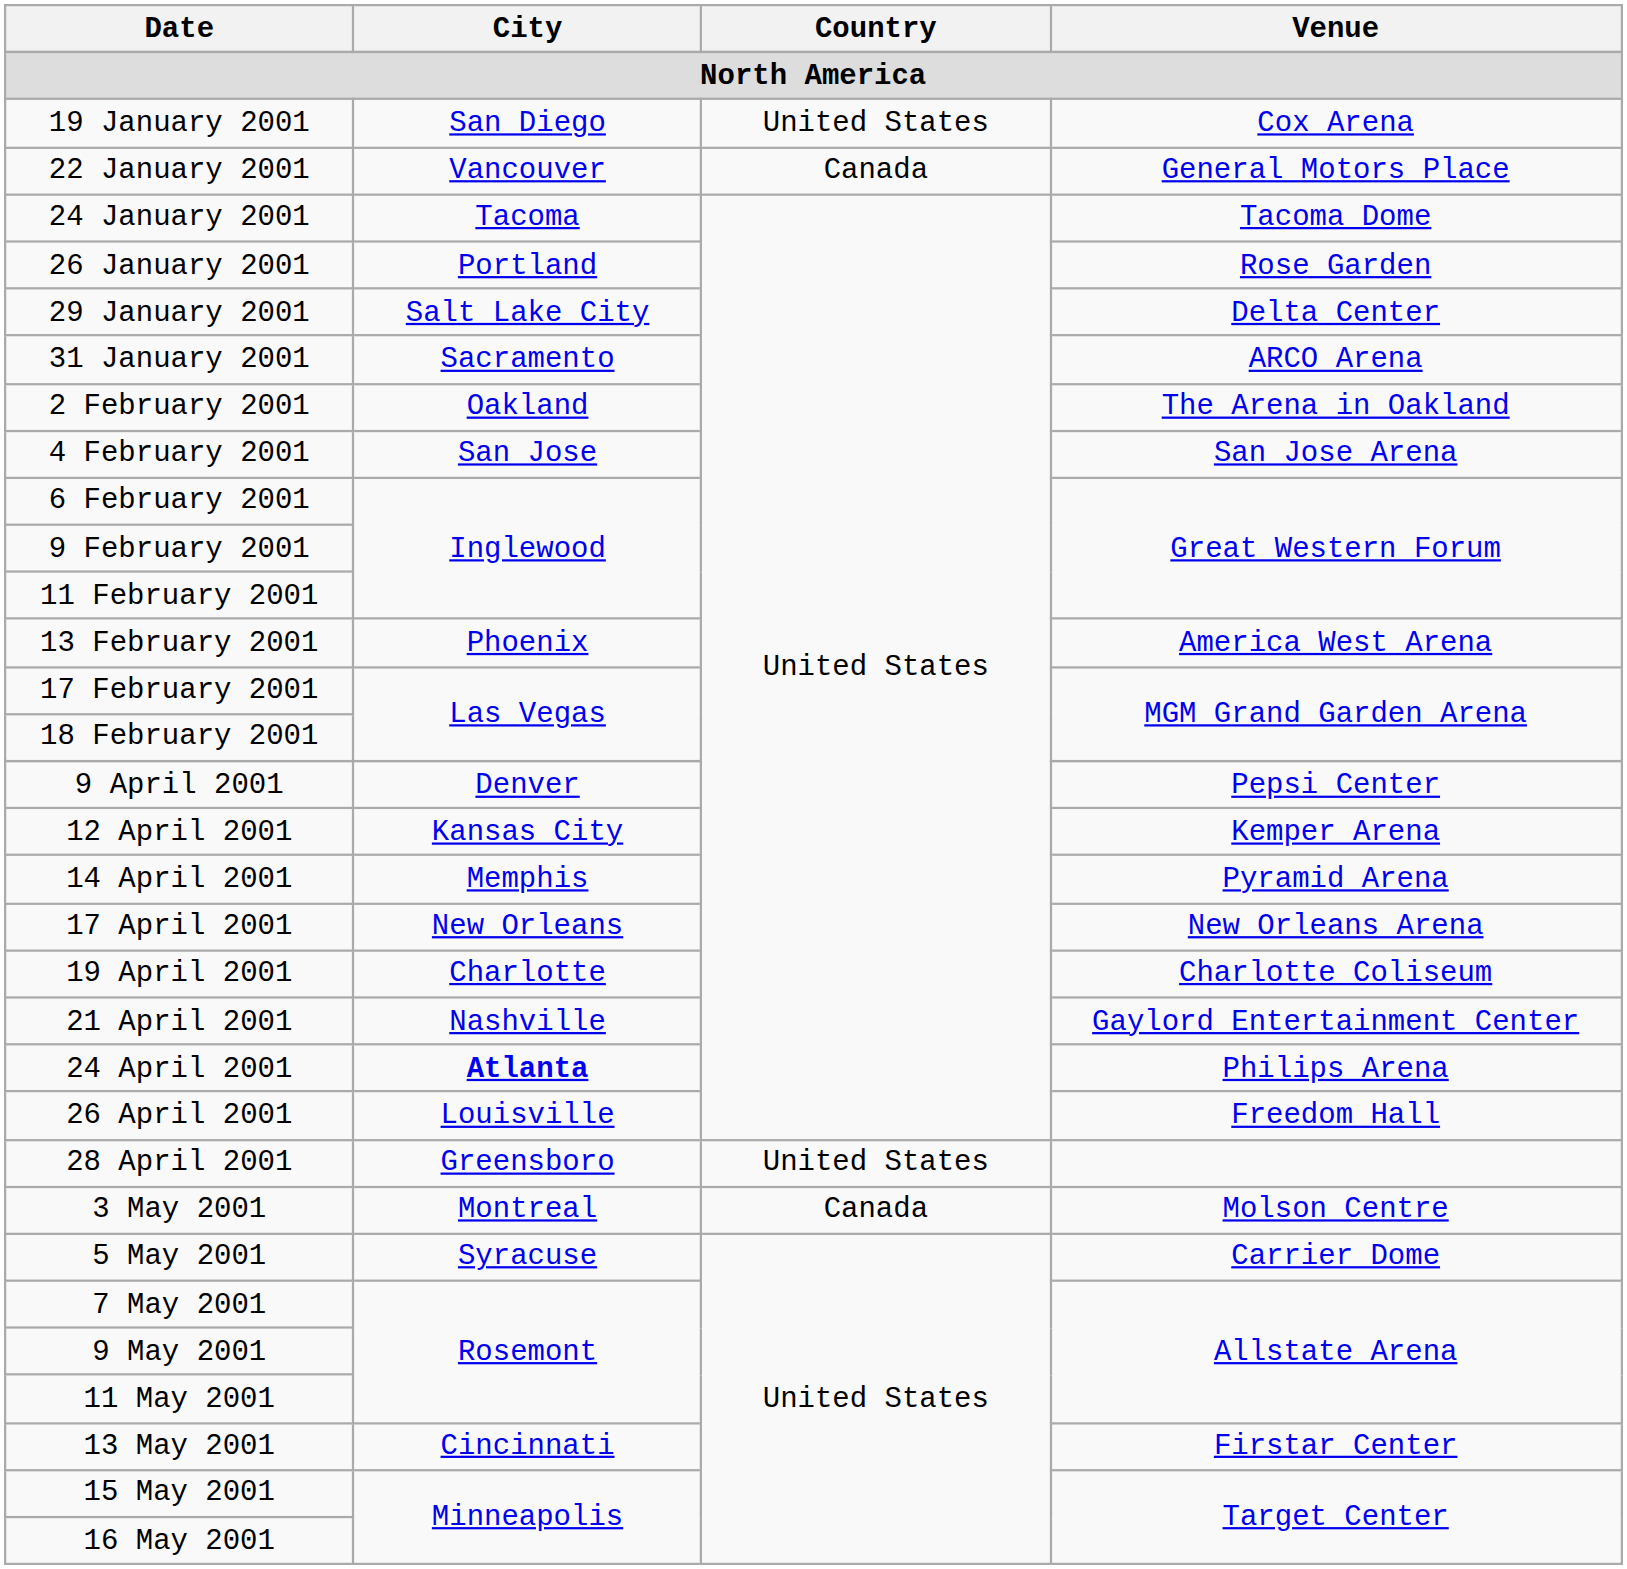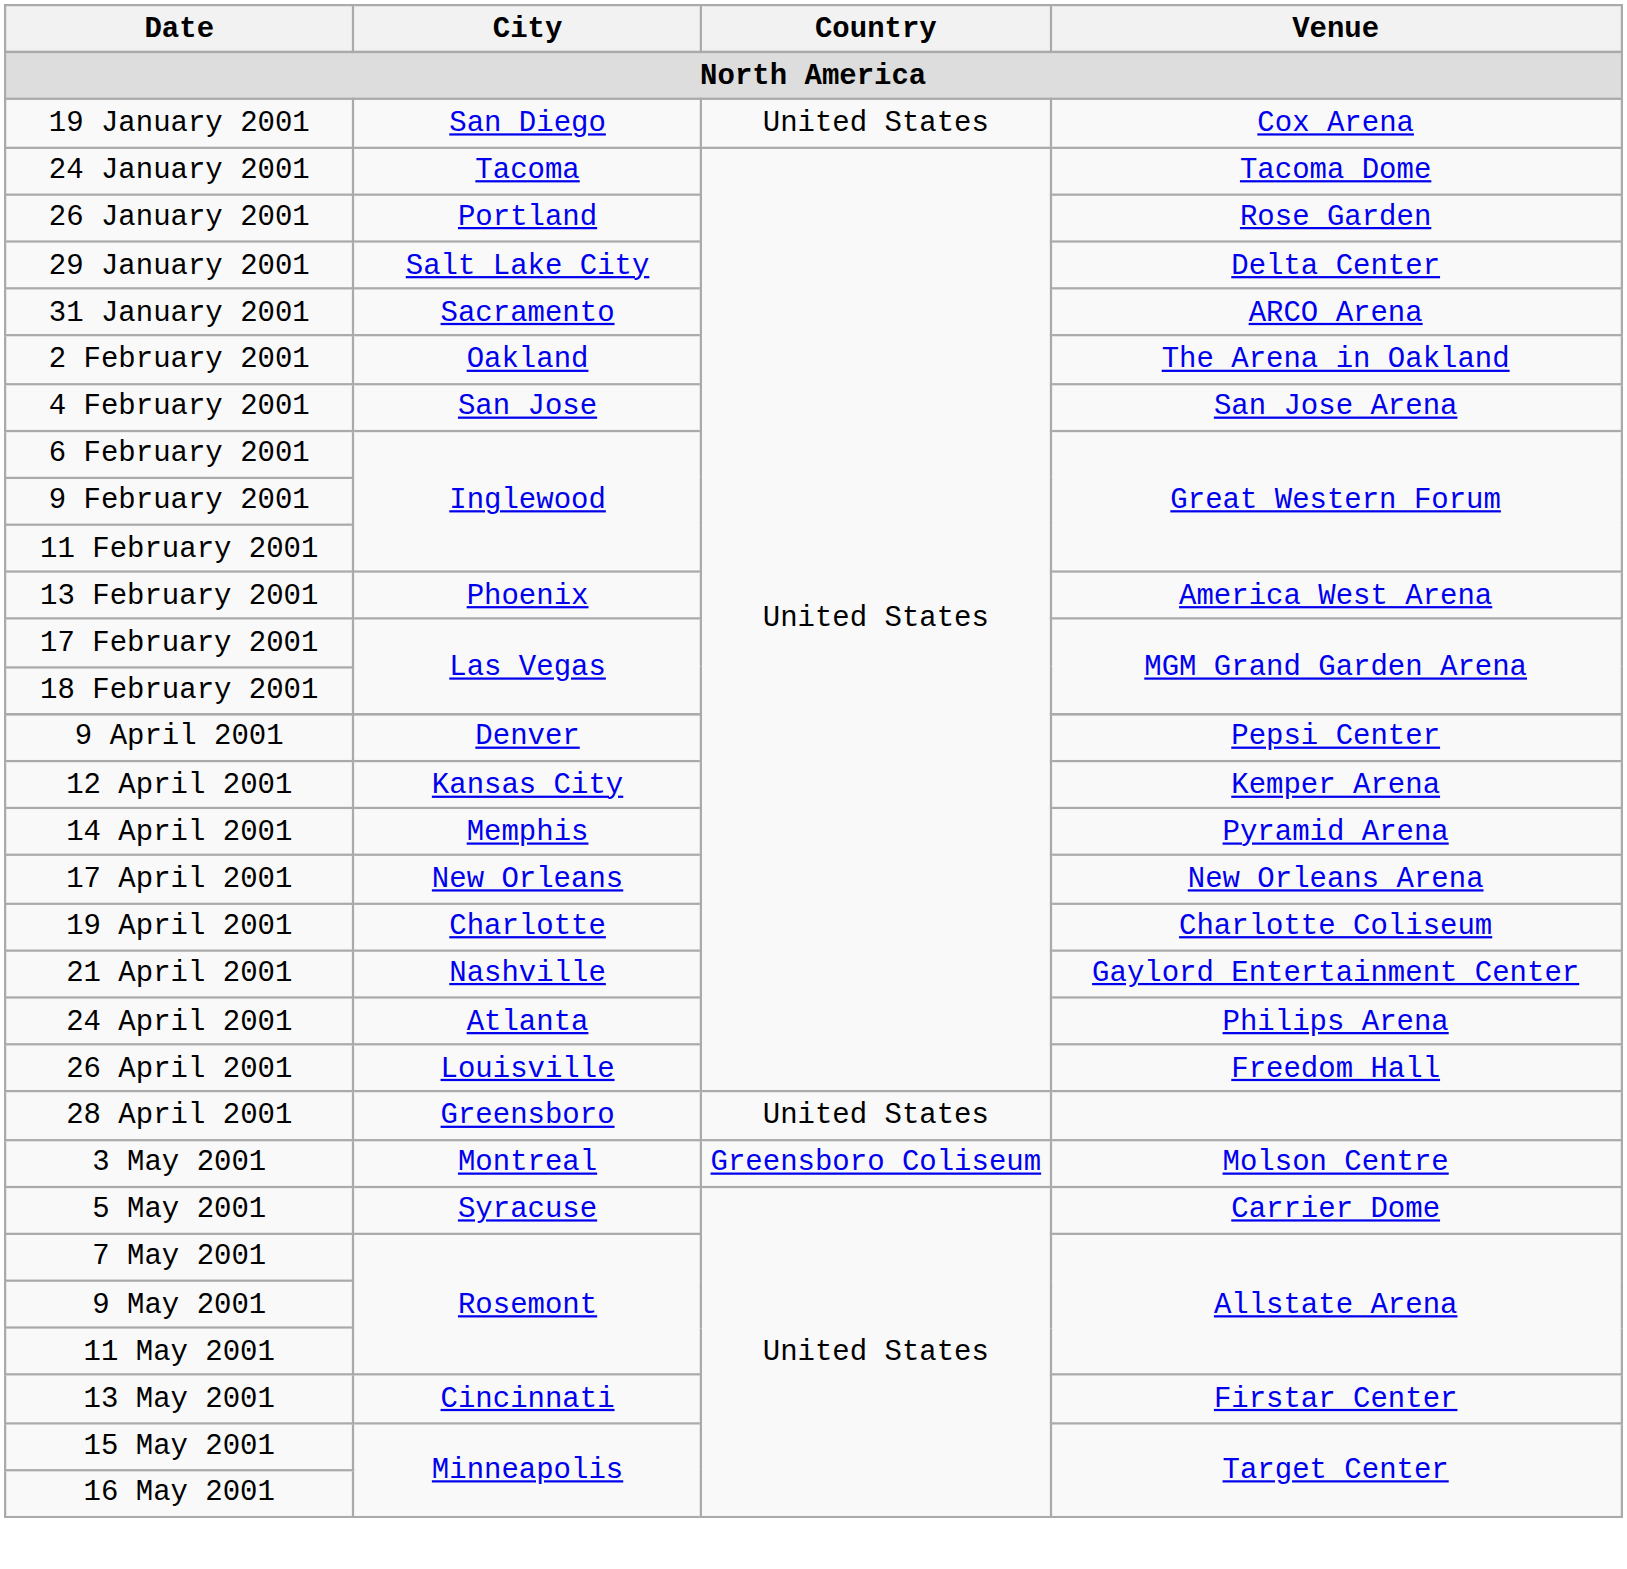- row: (179, 170)
(528, 1068) bold -> (528, 1021) normal
(876, 1210) Canada -> (876, 1163) Greensboro Coliseum
